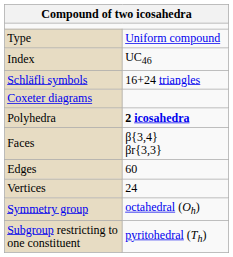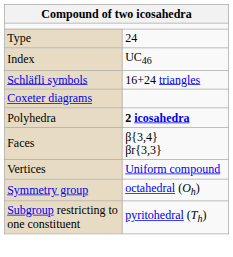(173, 38) Uniform compound -> (131, 38) 24
- row: (22, 169)
(131, 188) 24 -> (173, 169) Uniform compound
